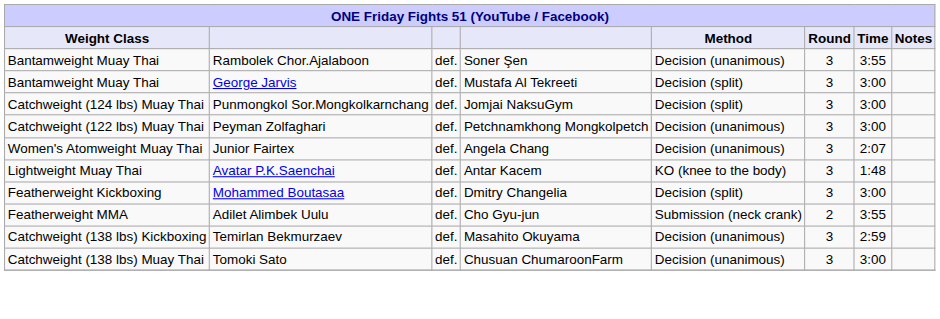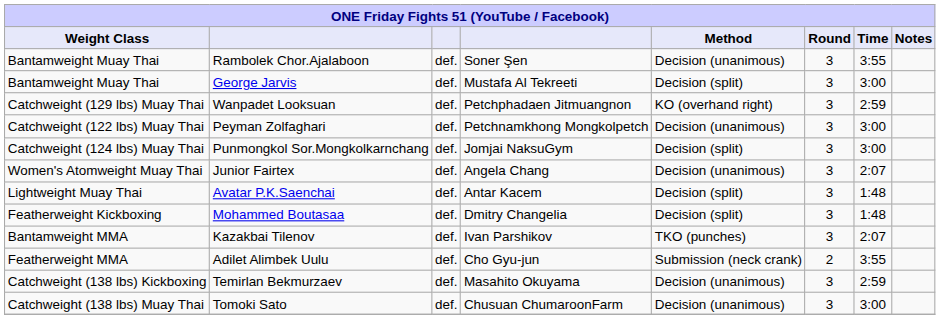+ row: (274, 104)
rows swapped: (269, 126) <-> (321, 104)
(721, 170) KO (knee to the body) -> (699, 193) Decision (split)
(873, 193) 3:00 -> (873, 215) 1:48
+ row: (264, 237)
